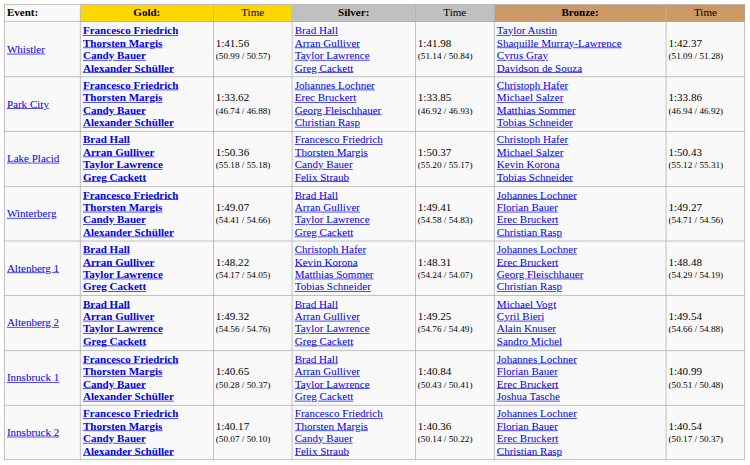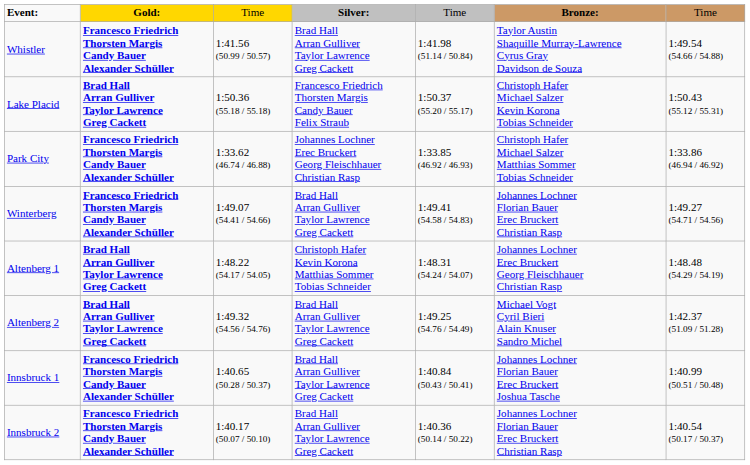(696, 49) 1:42.37 (51.09 / 51.28) -> (696, 49) 1:49.54 (54.66 / 54.88)
rows swapped: (28, 104) <-> (33, 158)
(696, 323) 1:49.54 (54.66 / 54.88) -> (696, 323) 1:42.37 (51.09 / 51.28)
(339, 432) Francesco Friedrich Thorsten Margis Candy Bauer Felix Straub -> (332, 432) Brad Hall Arran Gulliver Taylor Lawrence Greg Cackett
